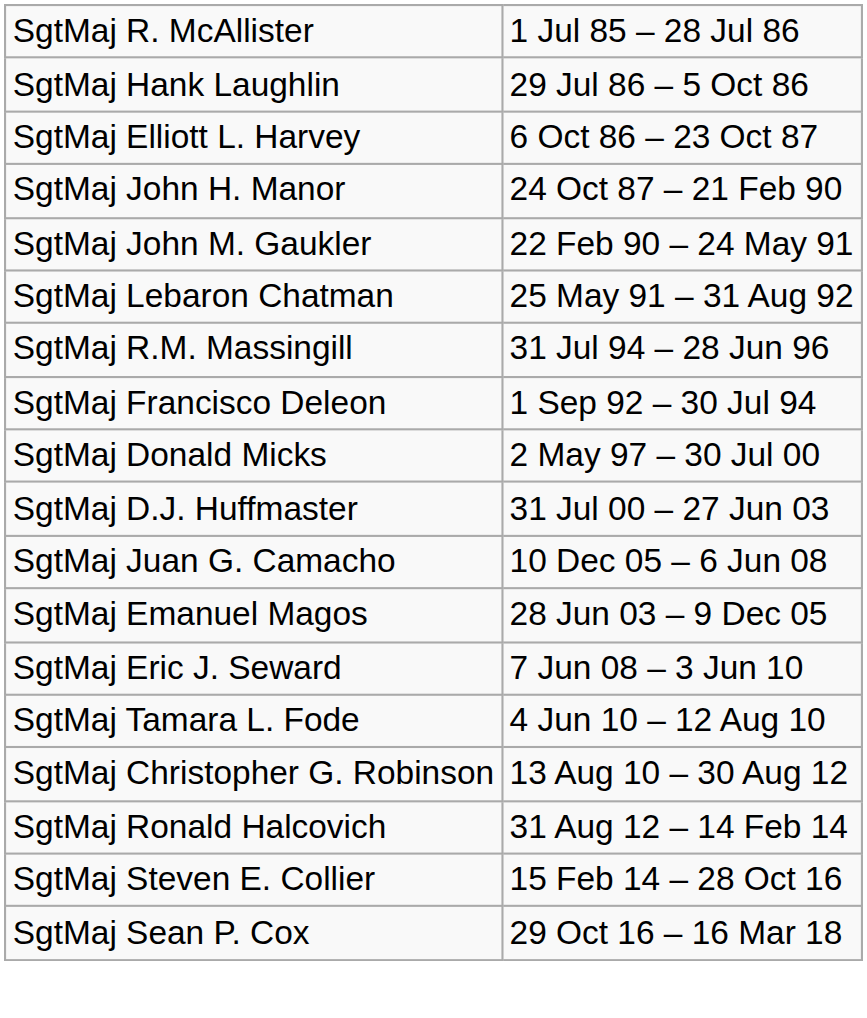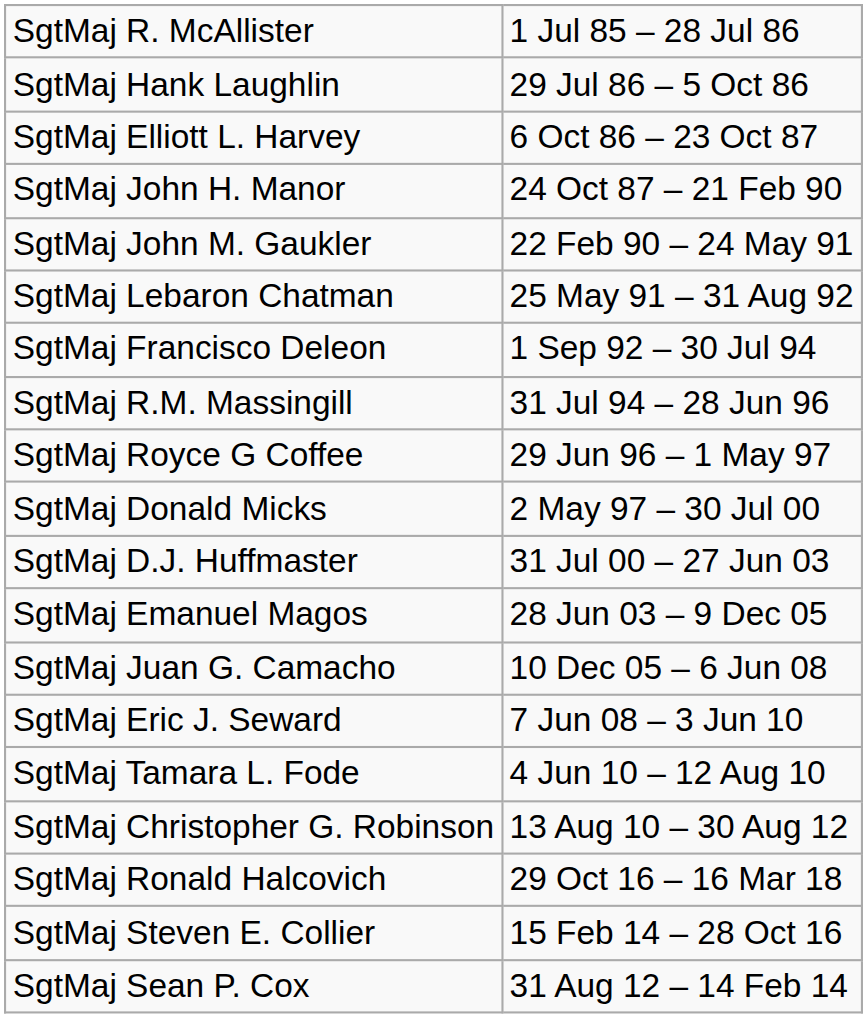rows swapped: (200, 402) <-> (183, 349)
+ row: (188, 455)
rows swapped: (190, 614) <-> (204, 561)
(679, 826) 31 Aug 12 – 14 Feb 14 -> (676, 879) 29 Oct 16 – 16 Mar 18
(676, 932) 29 Oct 16 – 16 Mar 18 -> (679, 985) 31 Aug 12 – 14 Feb 14
